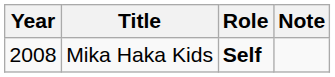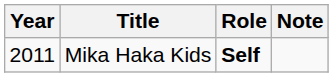(33, 54) 2008 -> (32, 54) 2011
